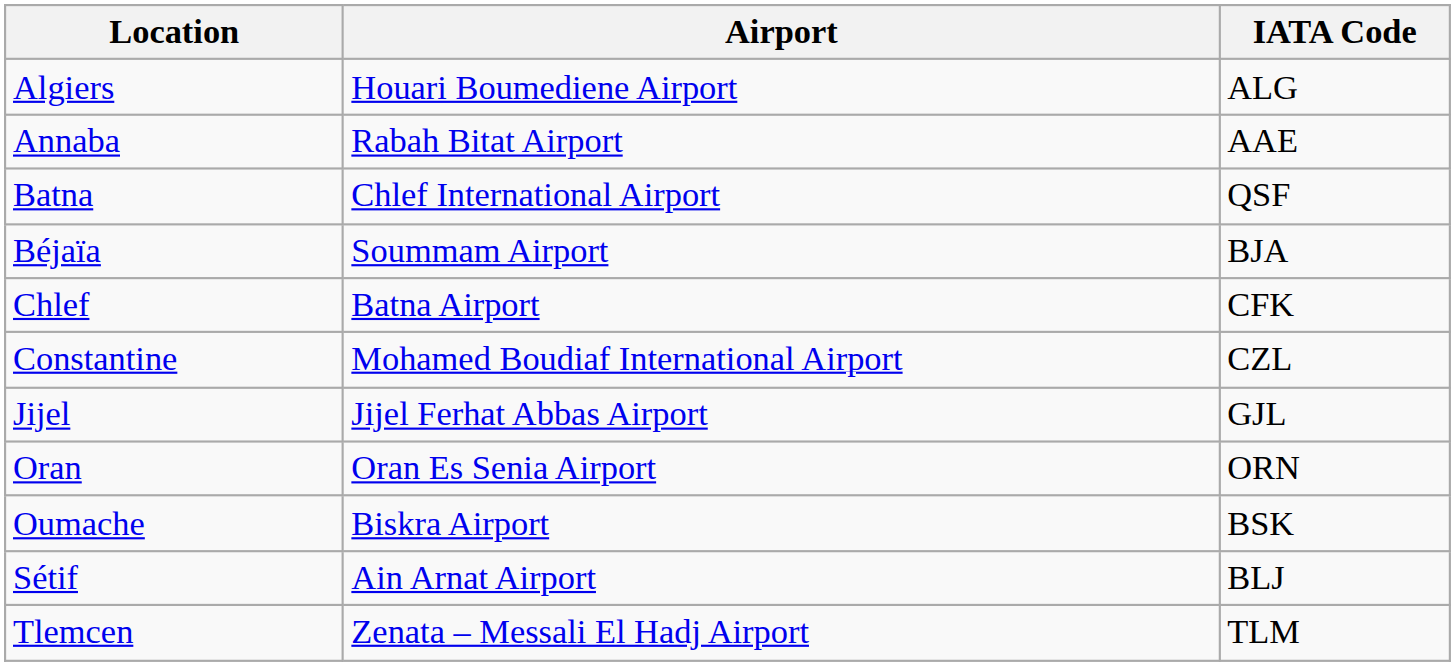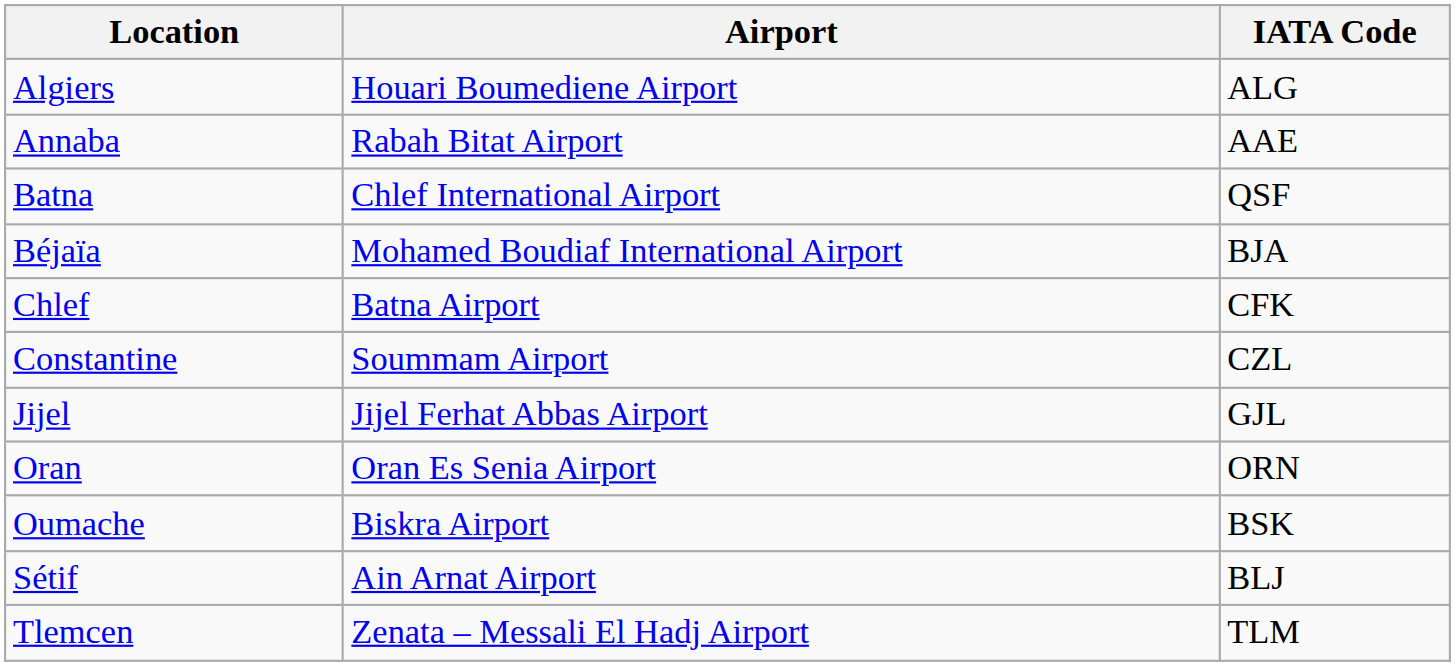(480, 250) Soummam Airport -> (627, 250) Mohamed Boudiaf International Airport
(627, 359) Mohamed Boudiaf International Airport -> (480, 359) Soummam Airport
